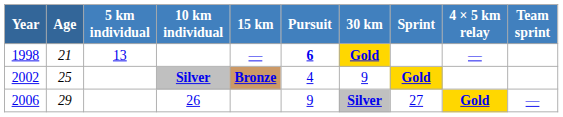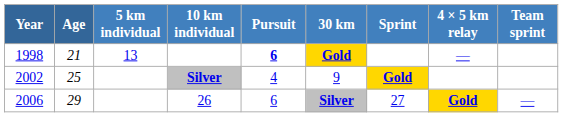- column: (255, 24)
(310, 100) 9 -> (274, 100) 6
